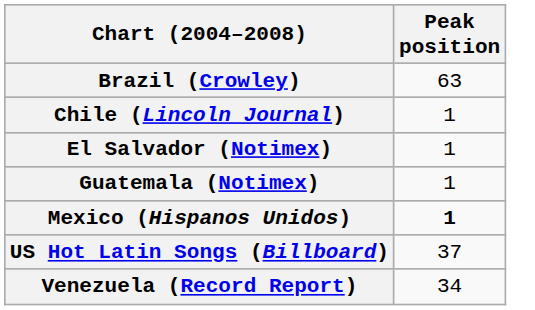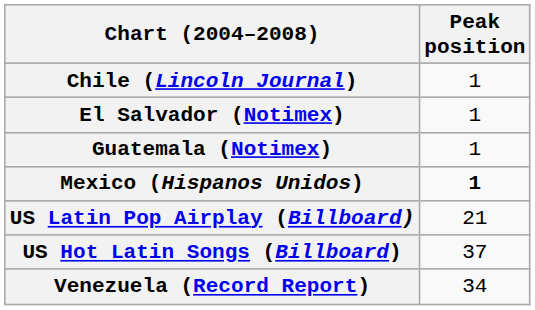- row: (199, 81)
+ row: (212, 218)
